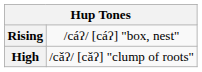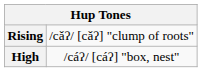(122, 35) /cáʔ/ [cáʔ] "box, nest" -> (122, 35) /cǎʔ/ [cǎʔ] "clump of roots"
(122, 56) /cǎʔ/ [cǎʔ] "clump of roots" -> (122, 56) /cáʔ/ [cáʔ] "box, nest"
